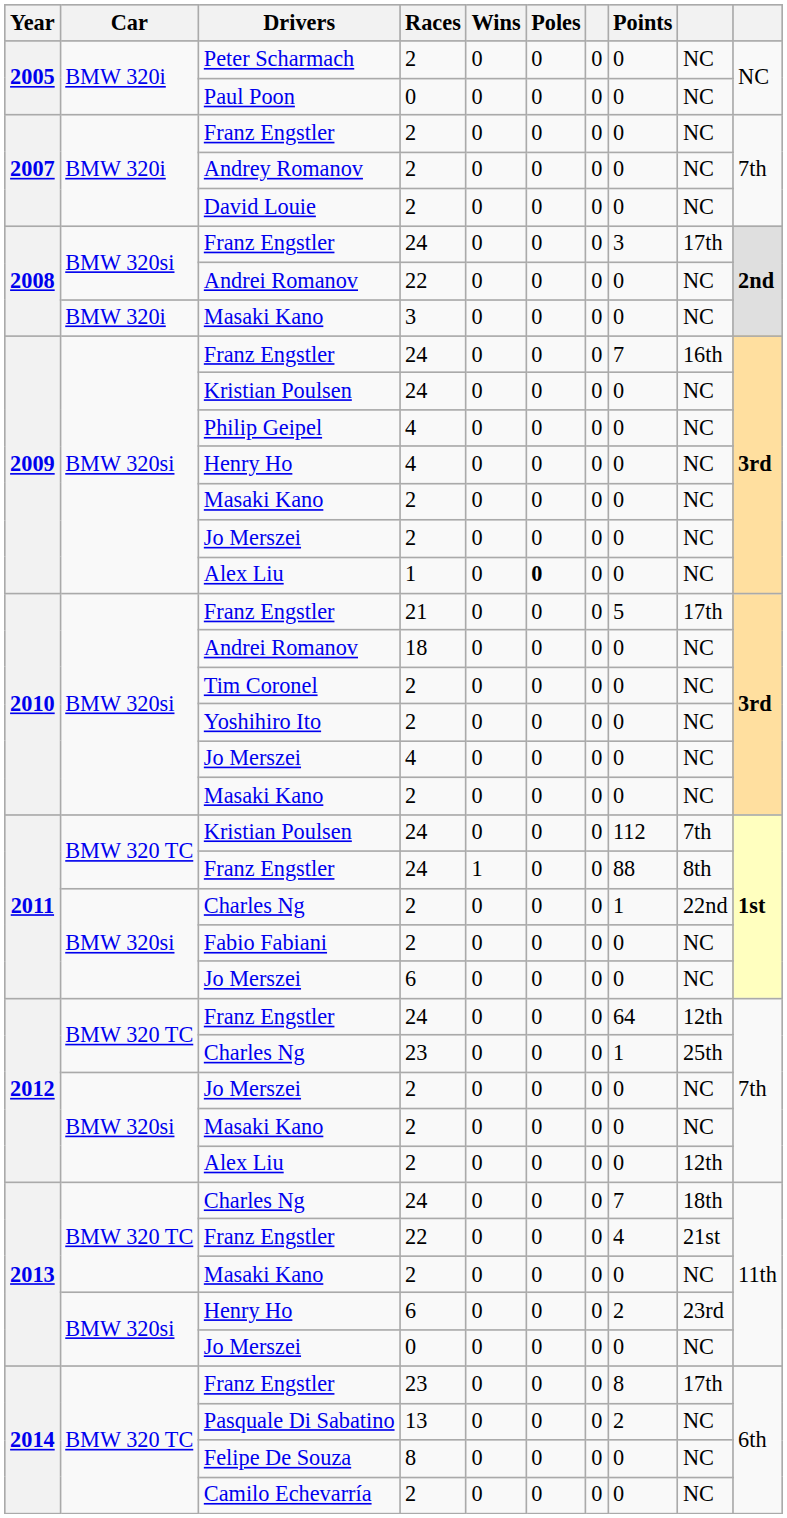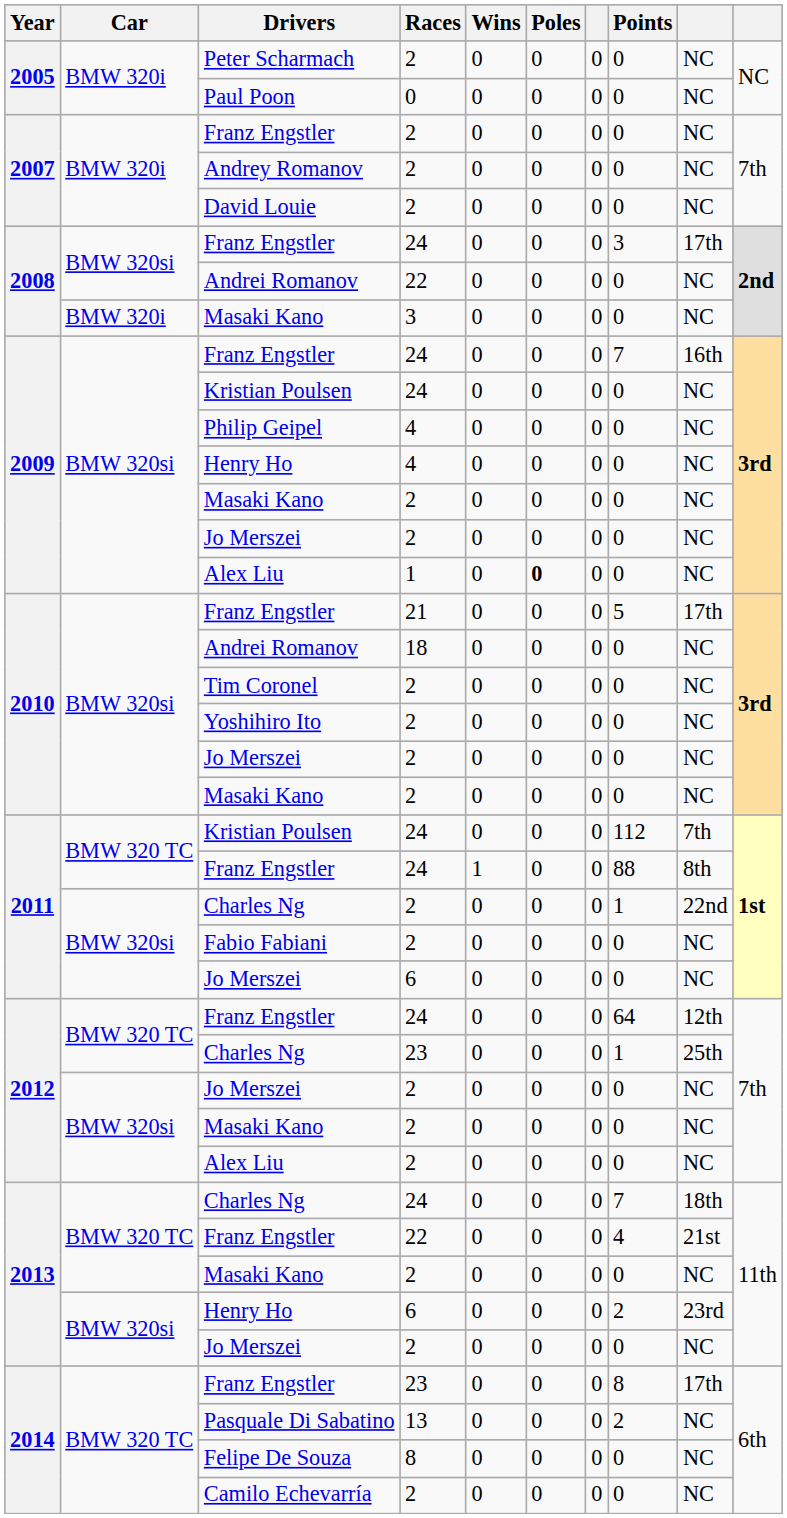(411, 758) 4 -> (411, 758) 2
(703, 1163) 12th -> (698, 1163) NC
(411, 1347) 0 -> (411, 1347) 2
